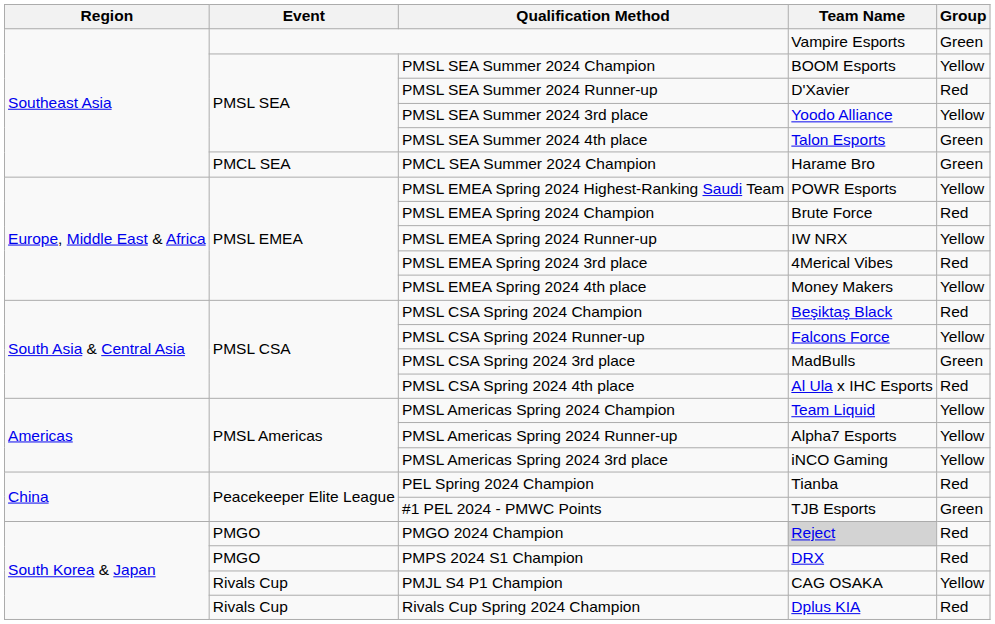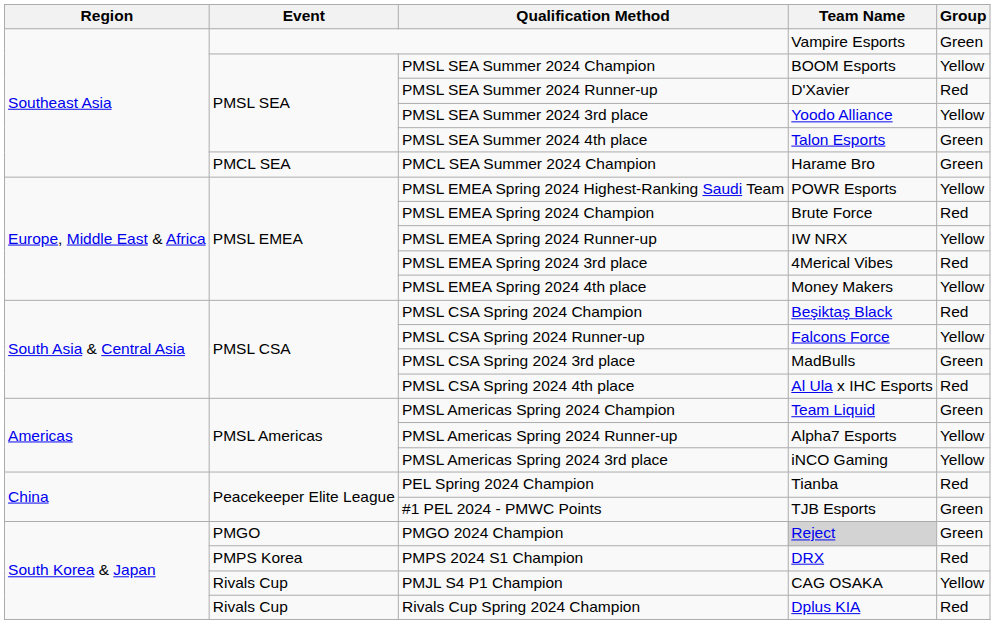(962, 410) Yellow -> (962, 410) Green
(954, 533) Red -> (962, 533) Green
(236, 558) PMGO -> (258, 558) PMPS Korea
